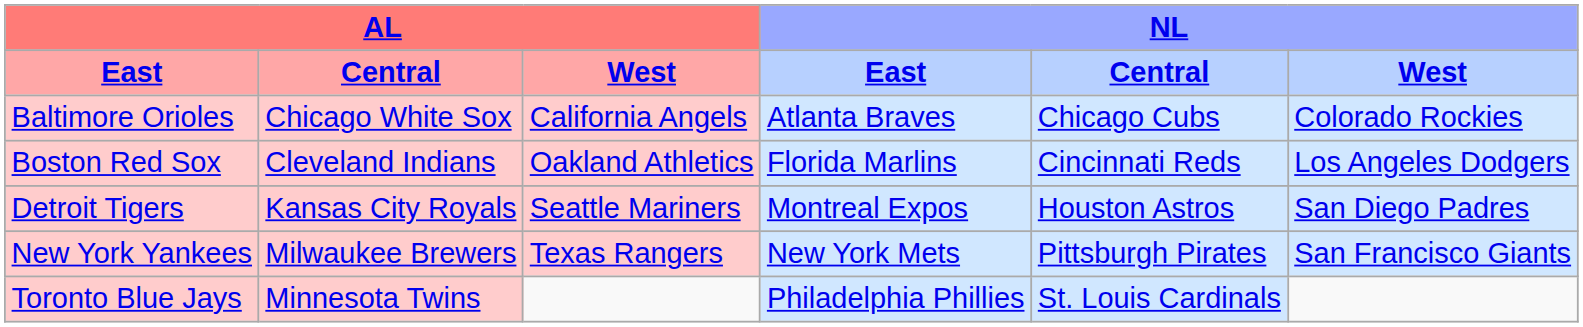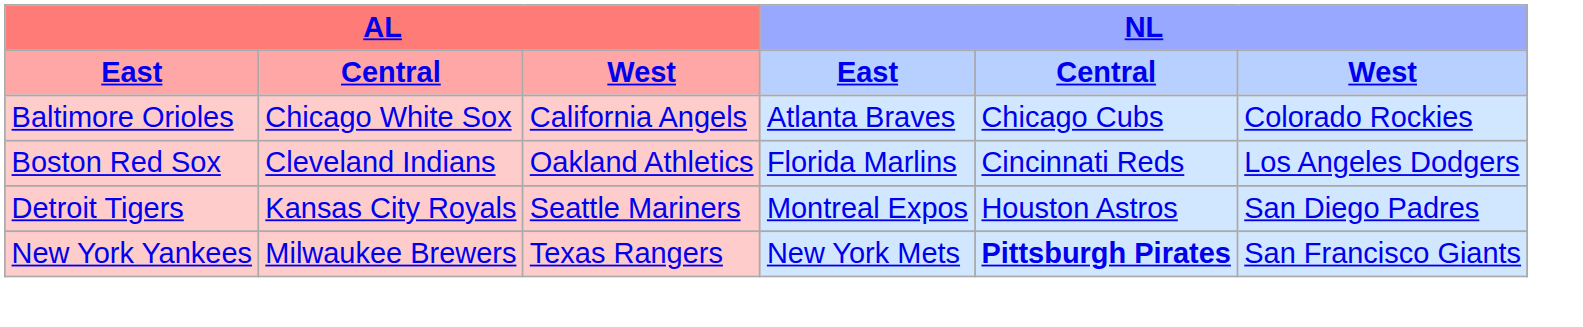(1152, 253) normal -> (1106, 253) bold
- row: (127, 298)
